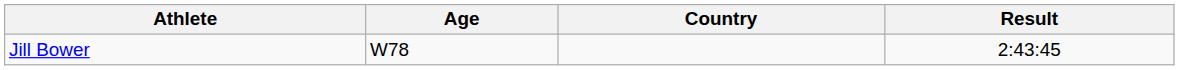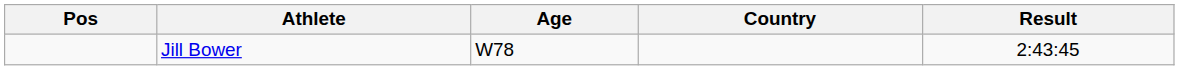+ column: (81, 19)
